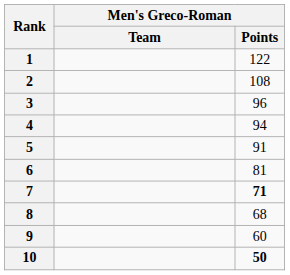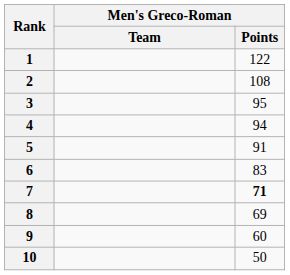(260, 103) 96 -> (260, 103) 95
(260, 170) 81 -> (260, 170) 83
(260, 214) 68 -> (260, 214) 69
(260, 258) bold -> (260, 258) normal
